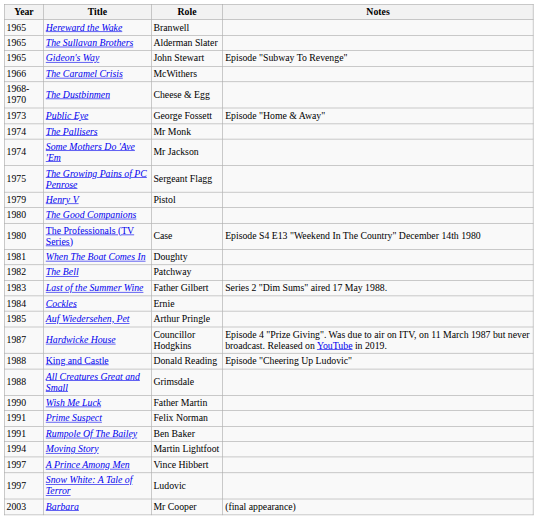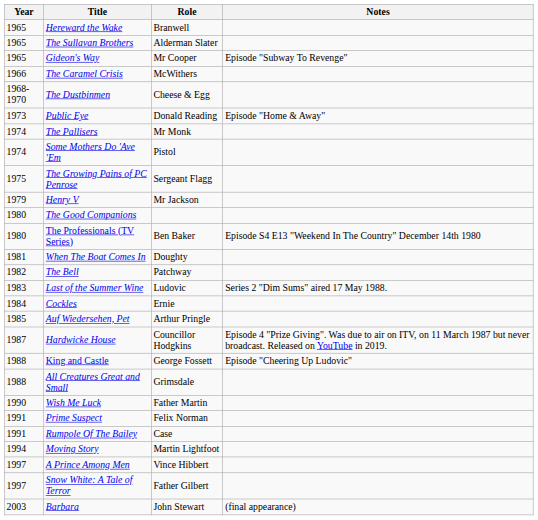(179, 58) John Stewart -> (175, 58) Mr Cooper
(183, 116) George Fossett -> (185, 116) Donald Reading
(176, 152) Mr Jackson -> (165, 152) Pistol
(165, 199) Pistol -> (176, 199) Mr Jackson
(163, 236) Case -> (174, 236) Ben Baker
(181, 288) Father Gilbert -> (170, 288) Ludovic
(185, 361) Donald Reading -> (183, 361) George Fossett
(174, 434) Ben Baker -> (163, 434) Case
(170, 486) Ludovic -> (181, 486) Father Gilbert
(175, 507) Mr Cooper -> (179, 507) John Stewart
